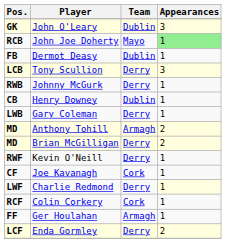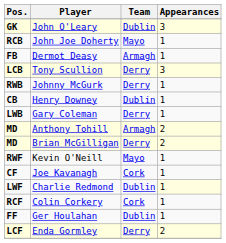(162, 41) lightgreen background -> (162, 41) no background
(139, 56) Dublin -> (139, 56) Armagh
(137, 158) Derry -> (134, 158) Mayo
(137, 187) Derry -> (139, 187) Dublin
(139, 216) Armagh -> (139, 216) Dublin
